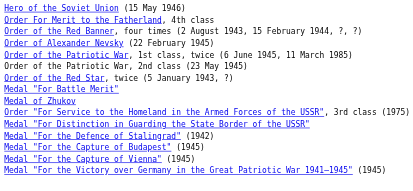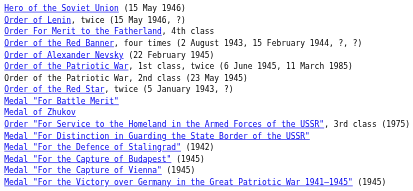+ row: (95, 20)
